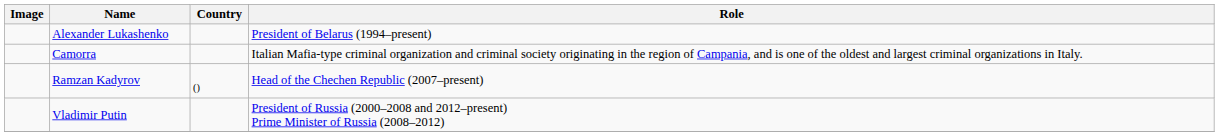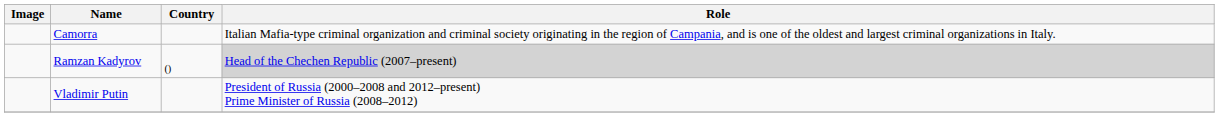- row: (110, 34)
(367, 80) no background -> (341, 61) lightgrey background
